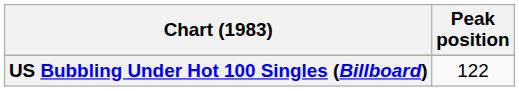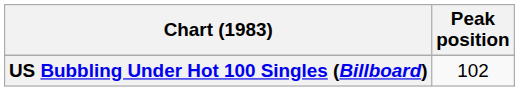(473, 70) 122 -> (473, 70) 102
